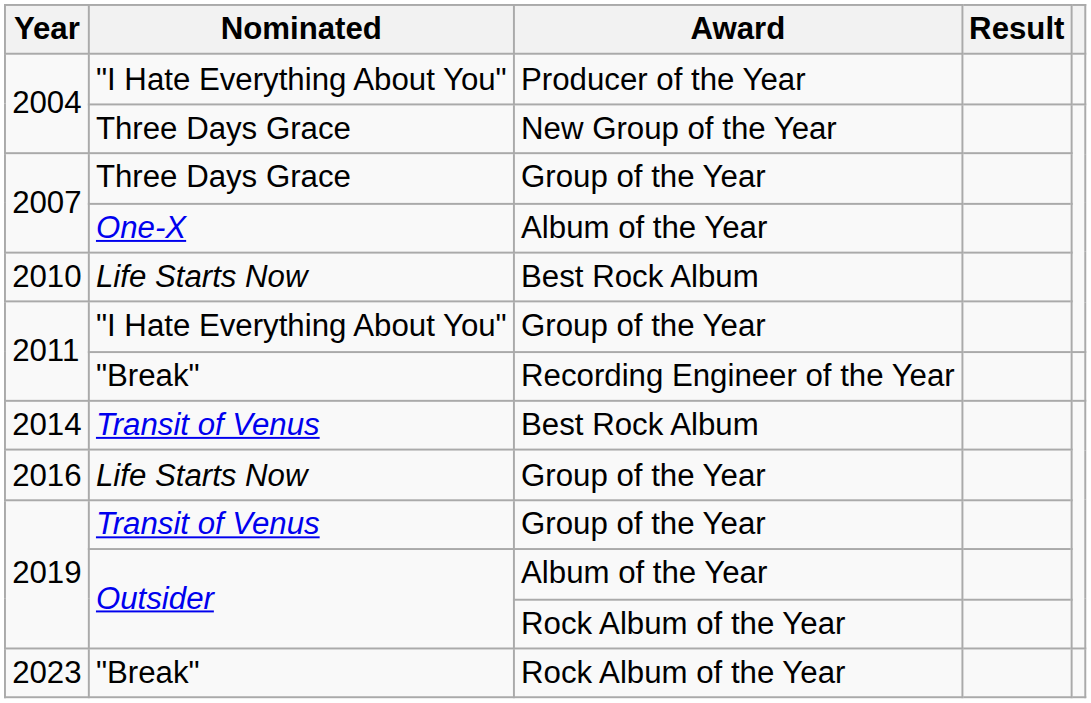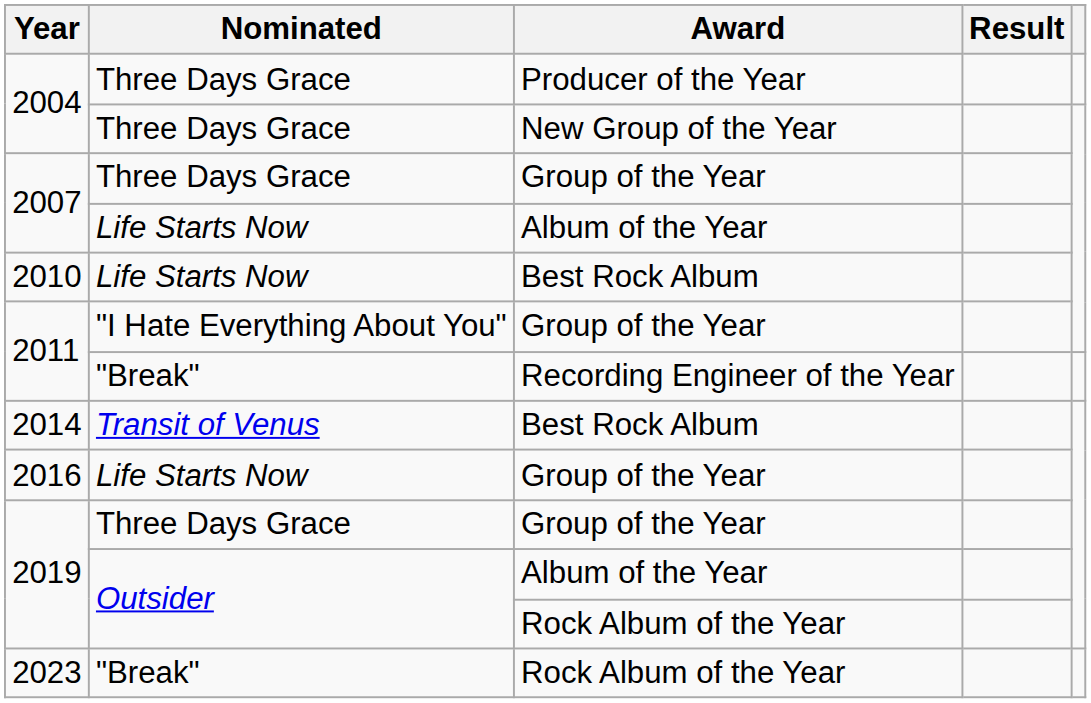(301, 78) "I Hate Everything About You" -> (223, 78) Three Days Grace
(141, 227) One-X -> (202, 227) Life Starts Now
(208, 524) Transit of Venus -> (223, 524) Three Days Grace
